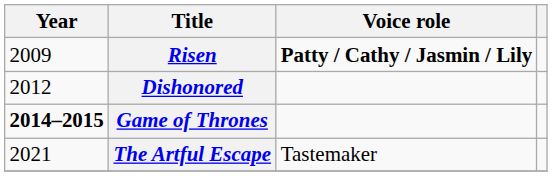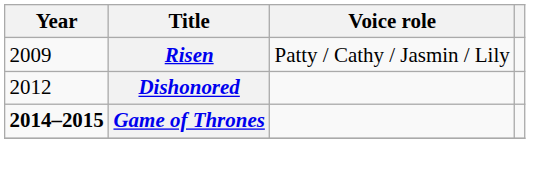(406, 54) bold -> (392, 54) normal
- row: (192, 154)
